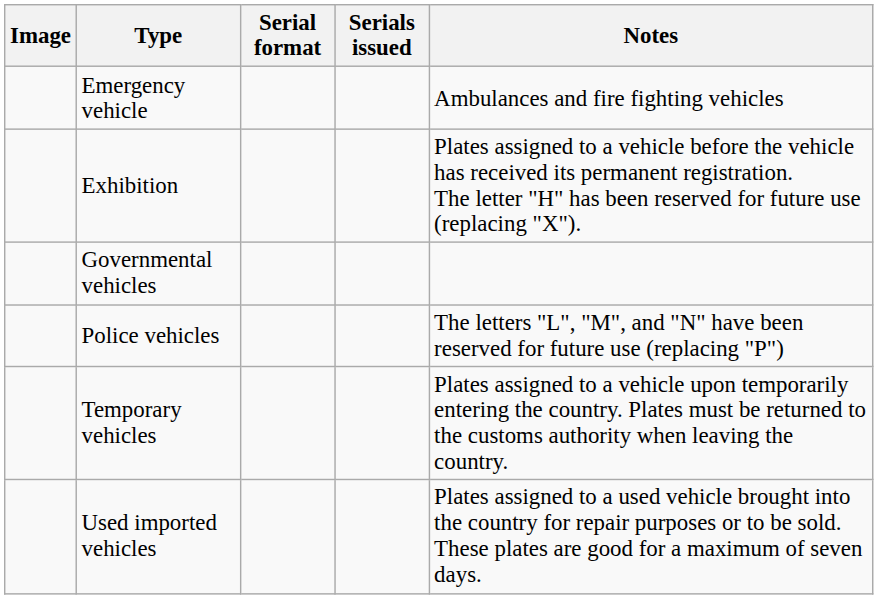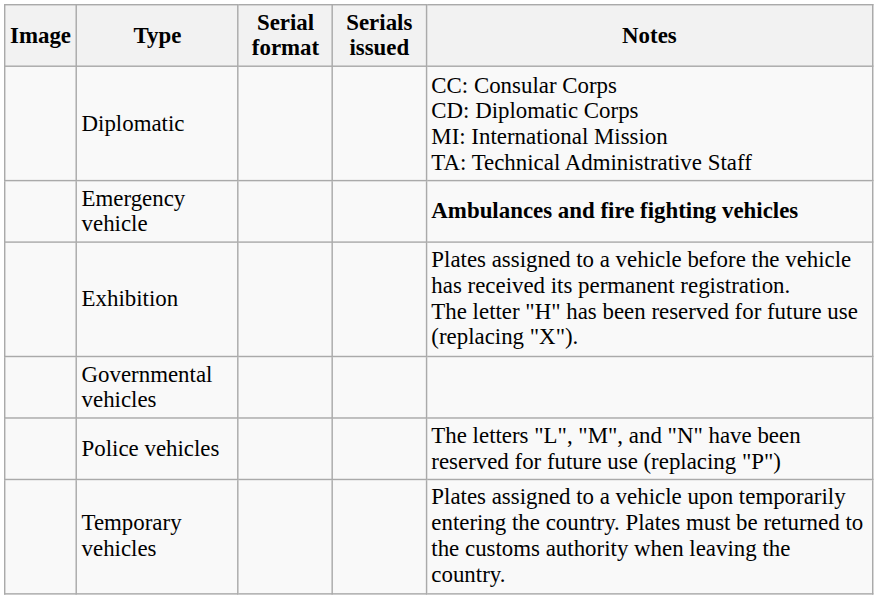+ row: (133, 123)
(609, 97) normal -> (615, 211) bold
- row: (149, 536)
